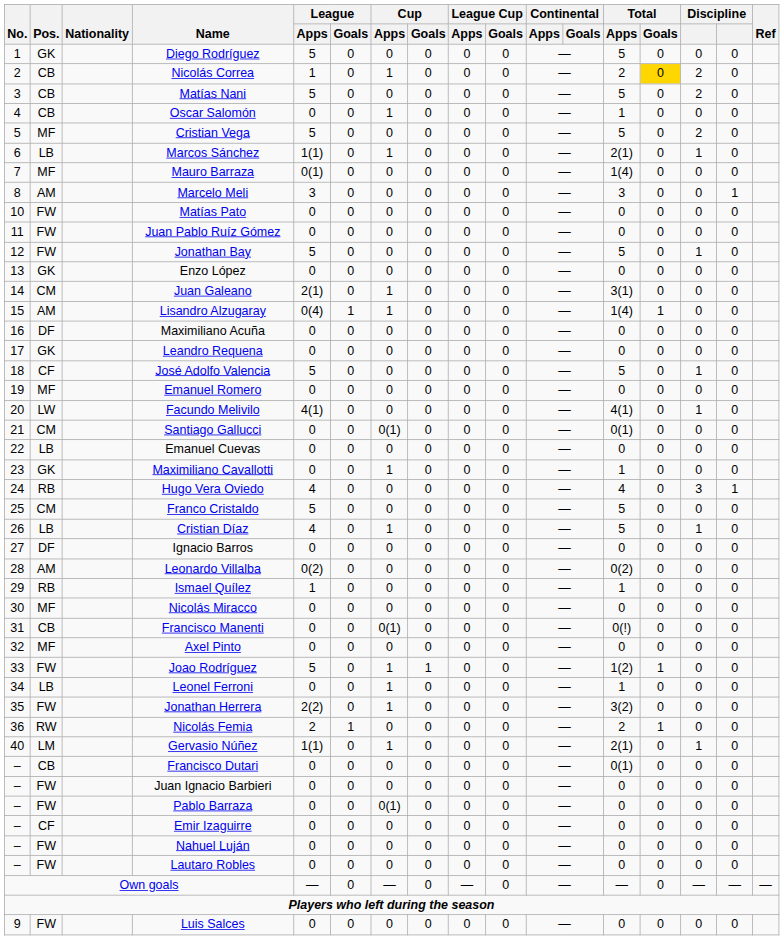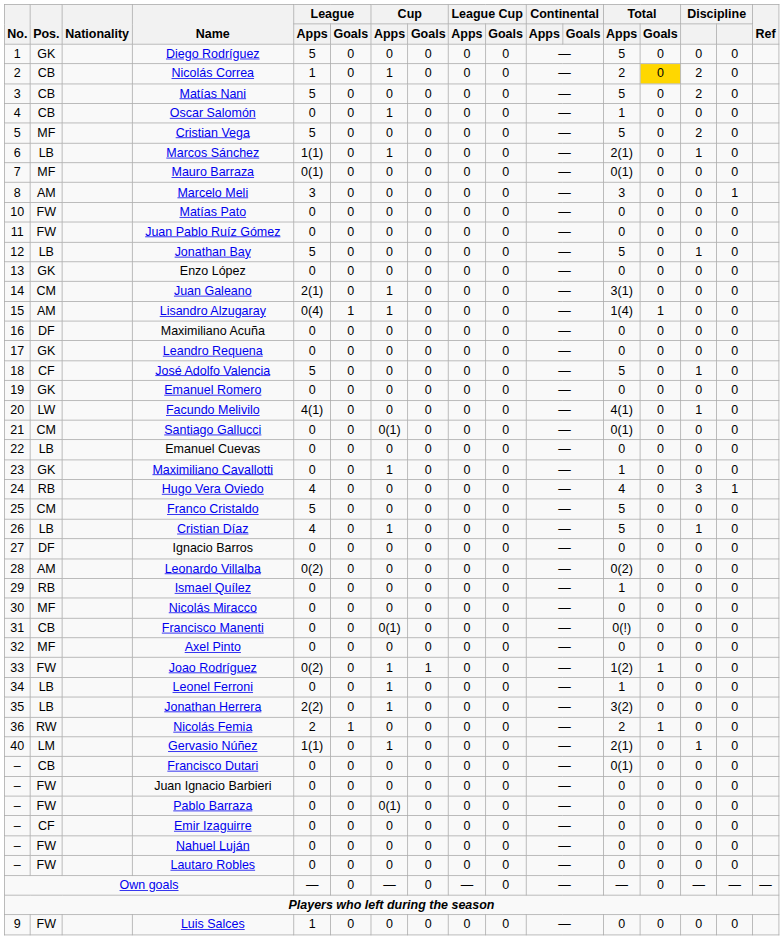(622, 172) 1(4) -> (622, 172) 0(1)
(46, 251) FW -> (46, 251) LB
(46, 390) MF -> (46, 390) GK
(312, 588) 1 -> (312, 588) 0
(312, 667) 5 -> (312, 667) 0(2)
(46, 707) FW -> (46, 707) LB
(312, 924) 0 -> (312, 924) 1
